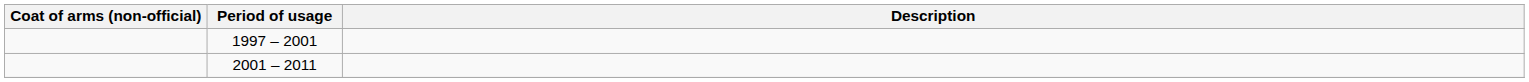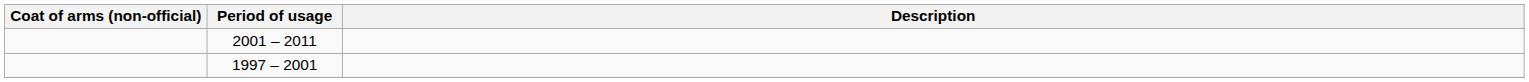rows swapped: (275, 41) <-> (275, 65)
